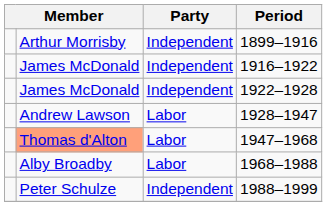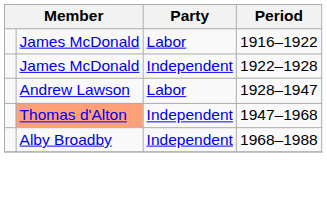- row: (279, 41)
(190, 66) Independent -> (166, 41) Labor
(166, 139) Labor -> (190, 115) Independent
(166, 164) Labor -> (190, 139) Independent
- row: (279, 189)
